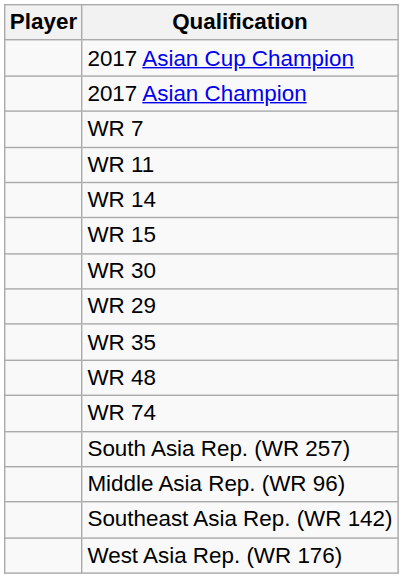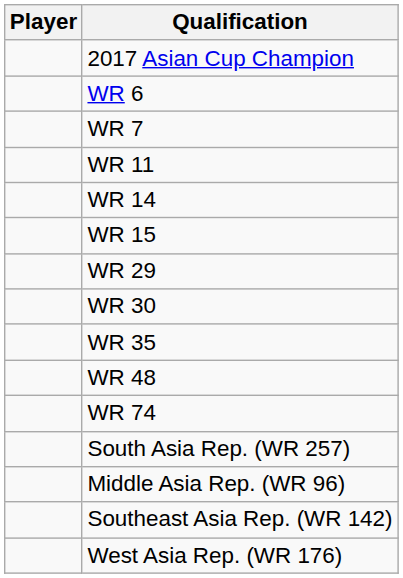- row: (197, 93)
+ row: (115, 93)
rows swapped: (122, 306) <-> (122, 270)
